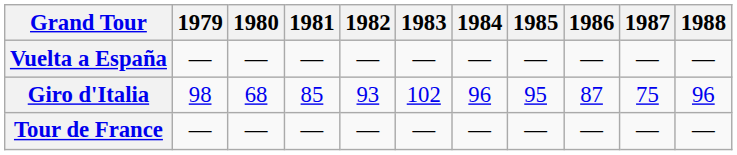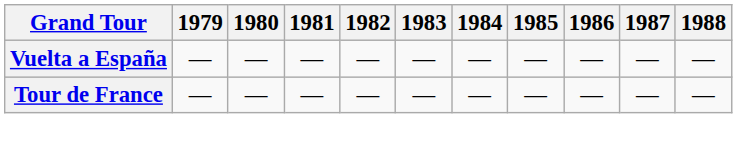- row: (88, 94)
